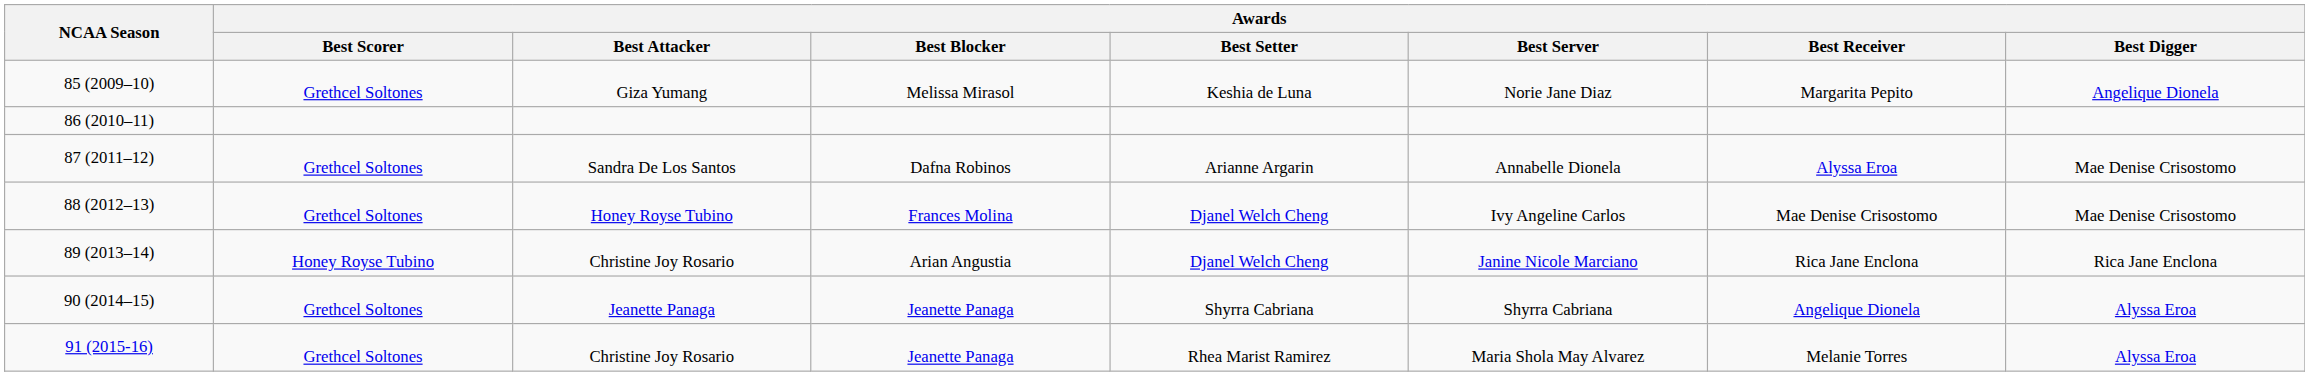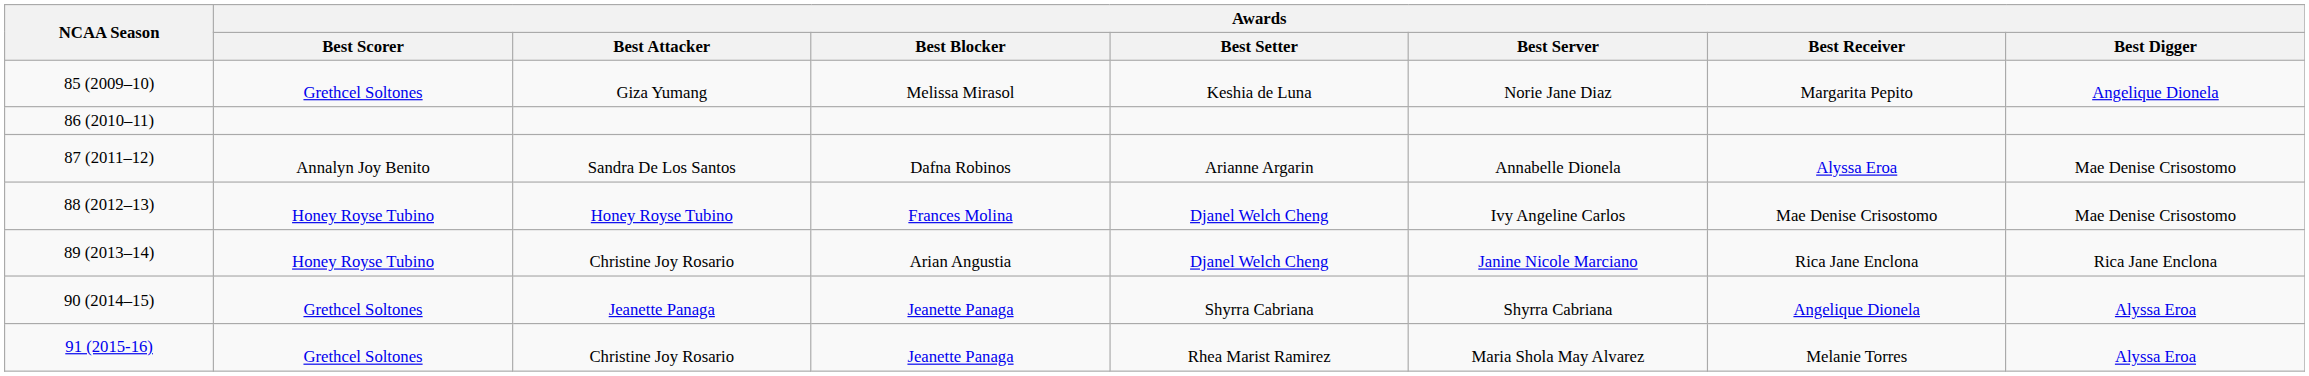(363, 168) Grethcel Soltones -> (363, 168) Annalyn Joy Benito
(363, 215) Grethcel Soltones -> (363, 215) Honey Royse Tubino
